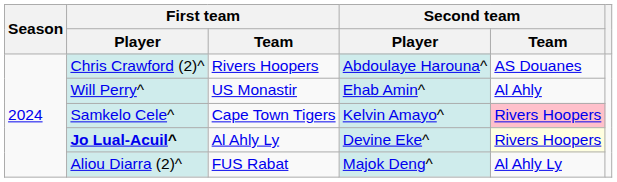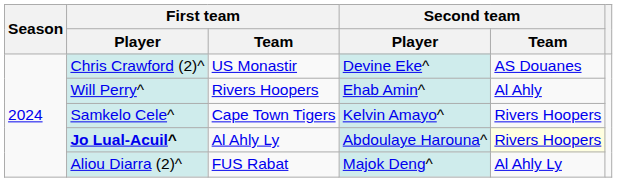(265, 66) Rivers Hoopers -> (254, 66) US Monastir
(415, 66) Abdoulaye Harouna^ -> (386, 66) Devine Eke^
(254, 90) US Monastir -> (265, 90) Rivers Hoopers
(548, 115) pink background -> (548, 115) no background
(386, 139) Devine Eke^ -> (415, 139) Abdoulaye Harouna^
